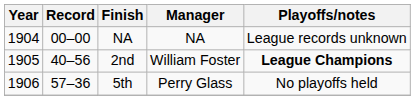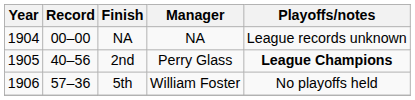(195, 60) William Foster -> (195, 60) Perry Glass
(195, 83) Perry Glass -> (195, 83) William Foster
